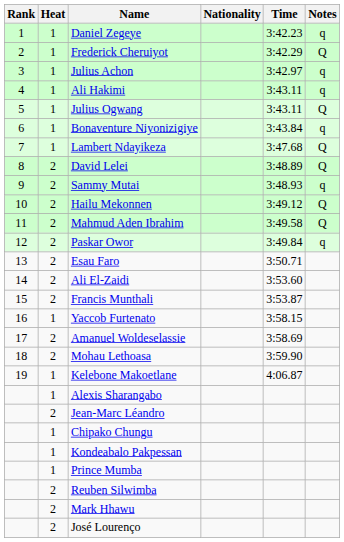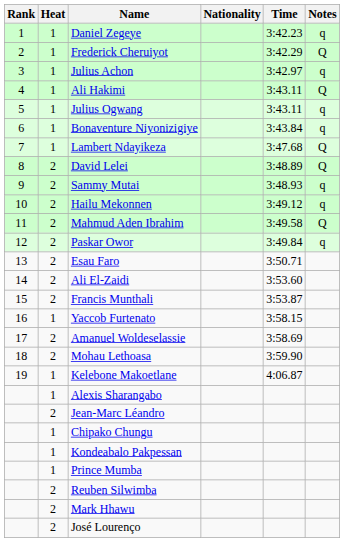(322, 90) q -> (322, 90) Q
(322, 109) Q -> (322, 109) q
(322, 204) Q -> (322, 204) q
